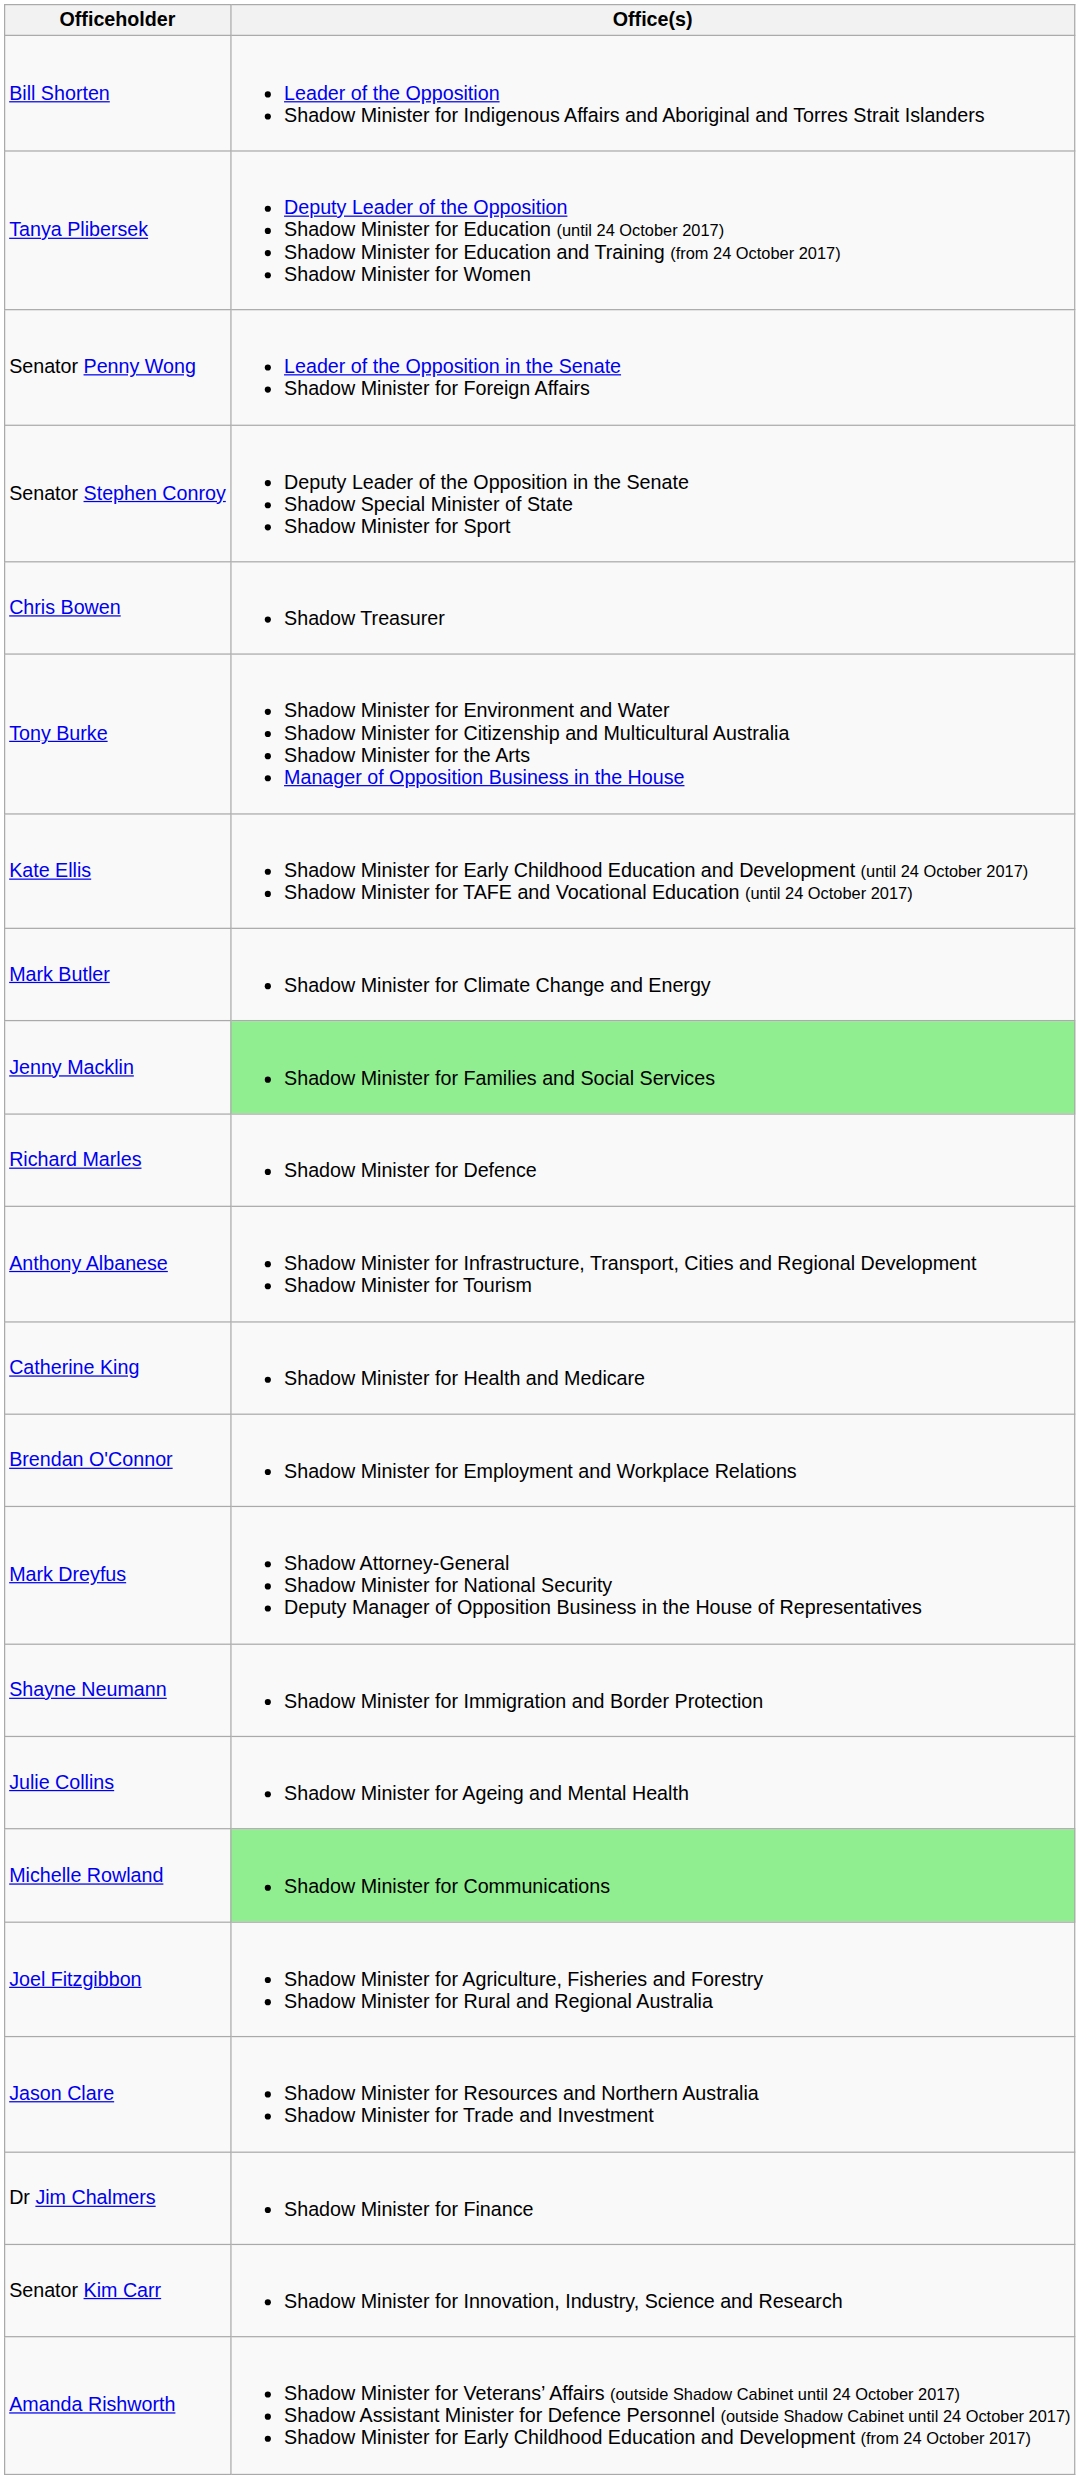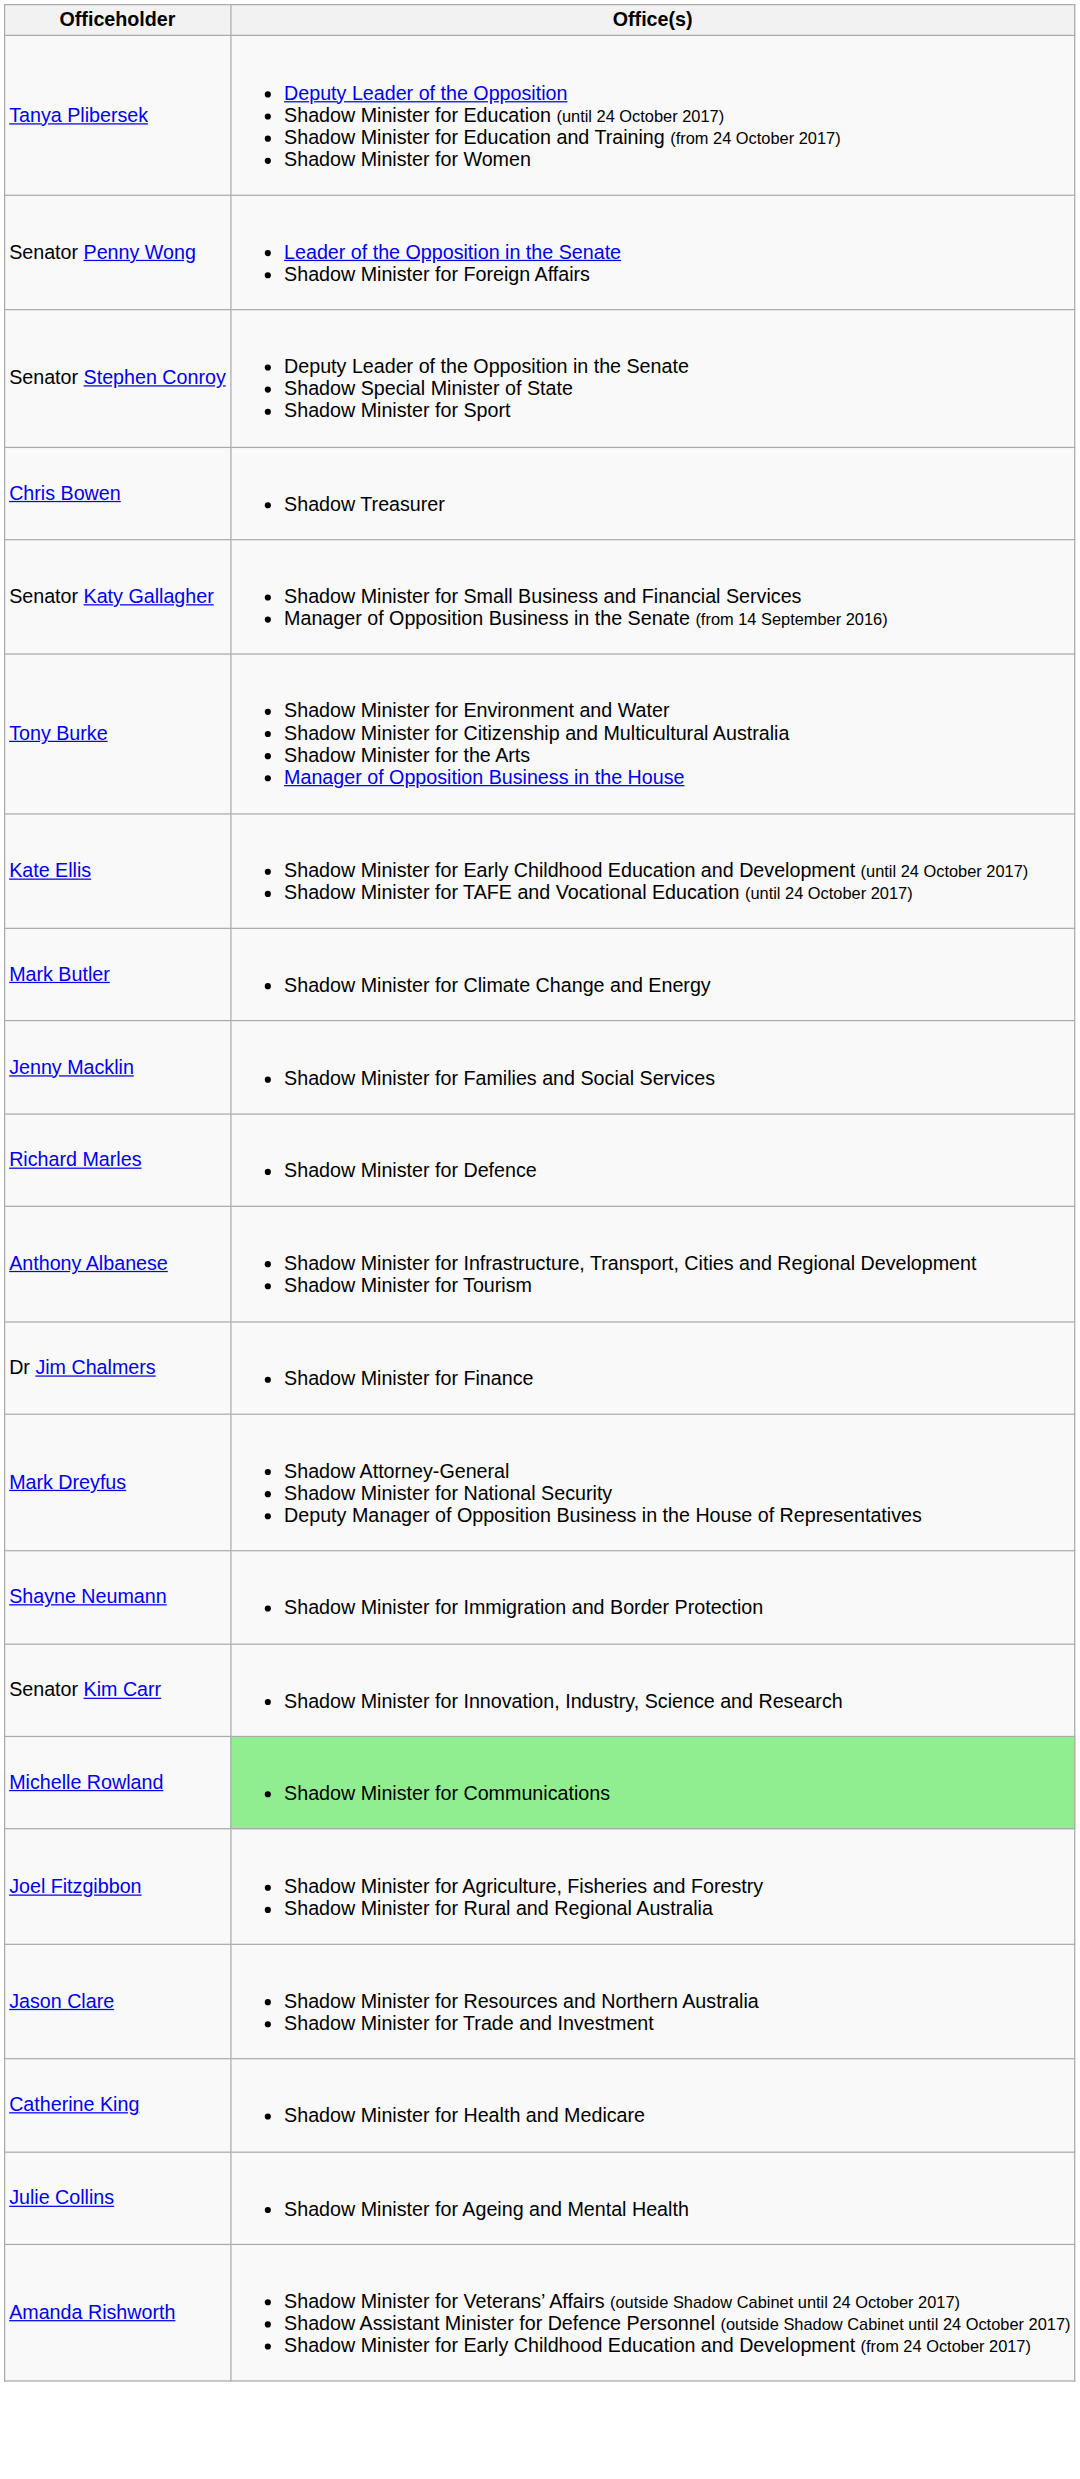- row: (59, 93)
+ row: (111, 596)
(653, 1078) lightgreen background -> (653, 1078) no background
rows swapped: (82, 2197) <-> (74, 1367)
- row: (91, 1460)
rows swapped: (85, 2290) <-> (62, 1782)
